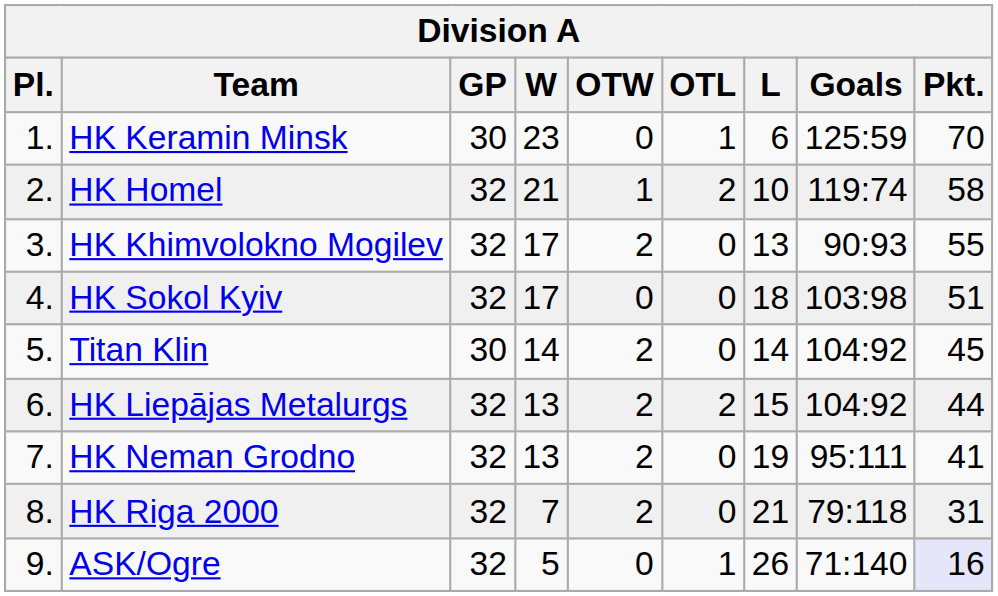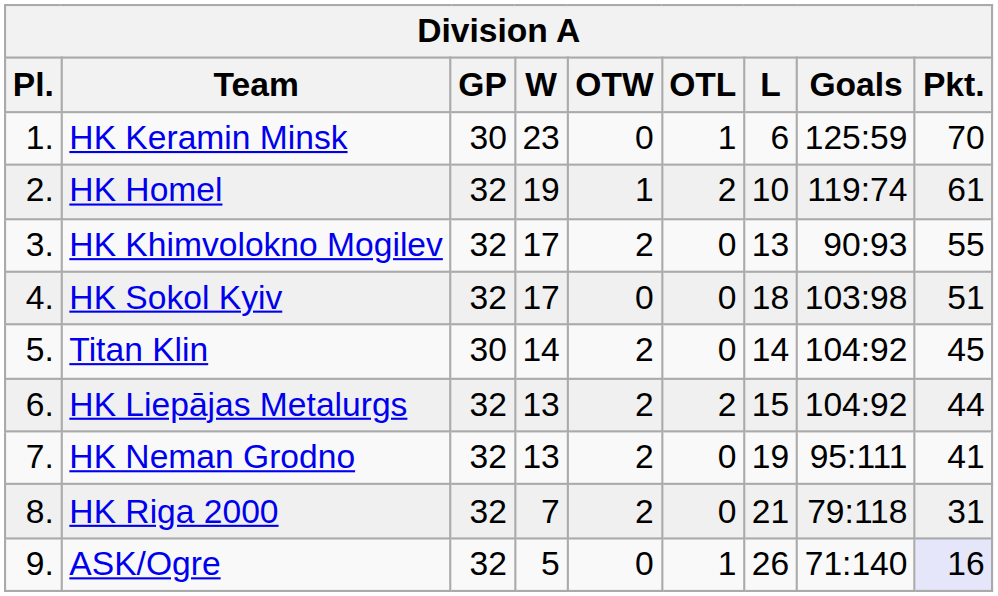(541, 191) 21 -> (541, 191) 19
(966, 191) 58 -> (966, 191) 61
